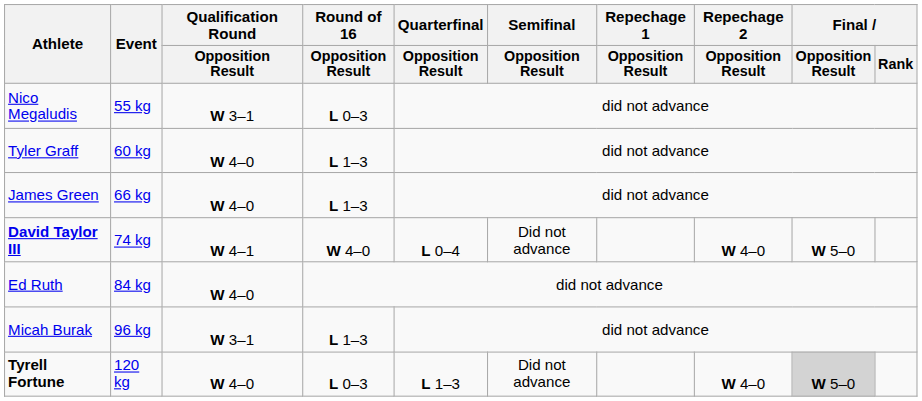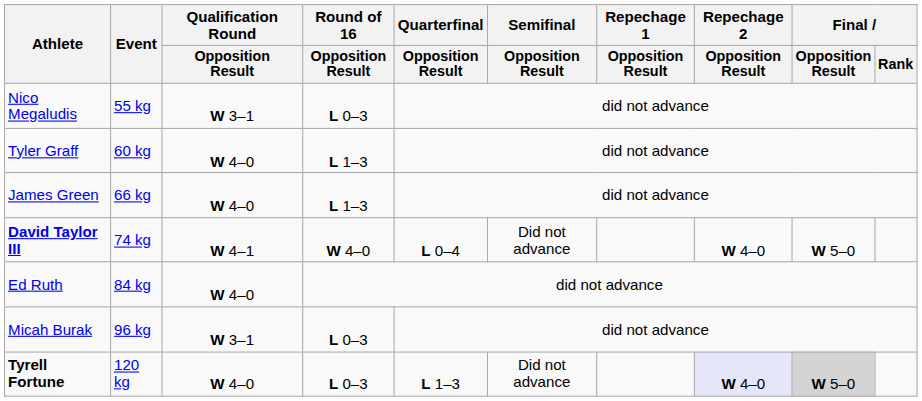(348, 340) L 1–3 -> (348, 340) L 0–3
(743, 385) no background -> (743, 385) lavender background
